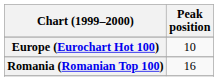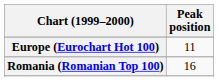(190, 47) 10 -> (190, 47) 11
